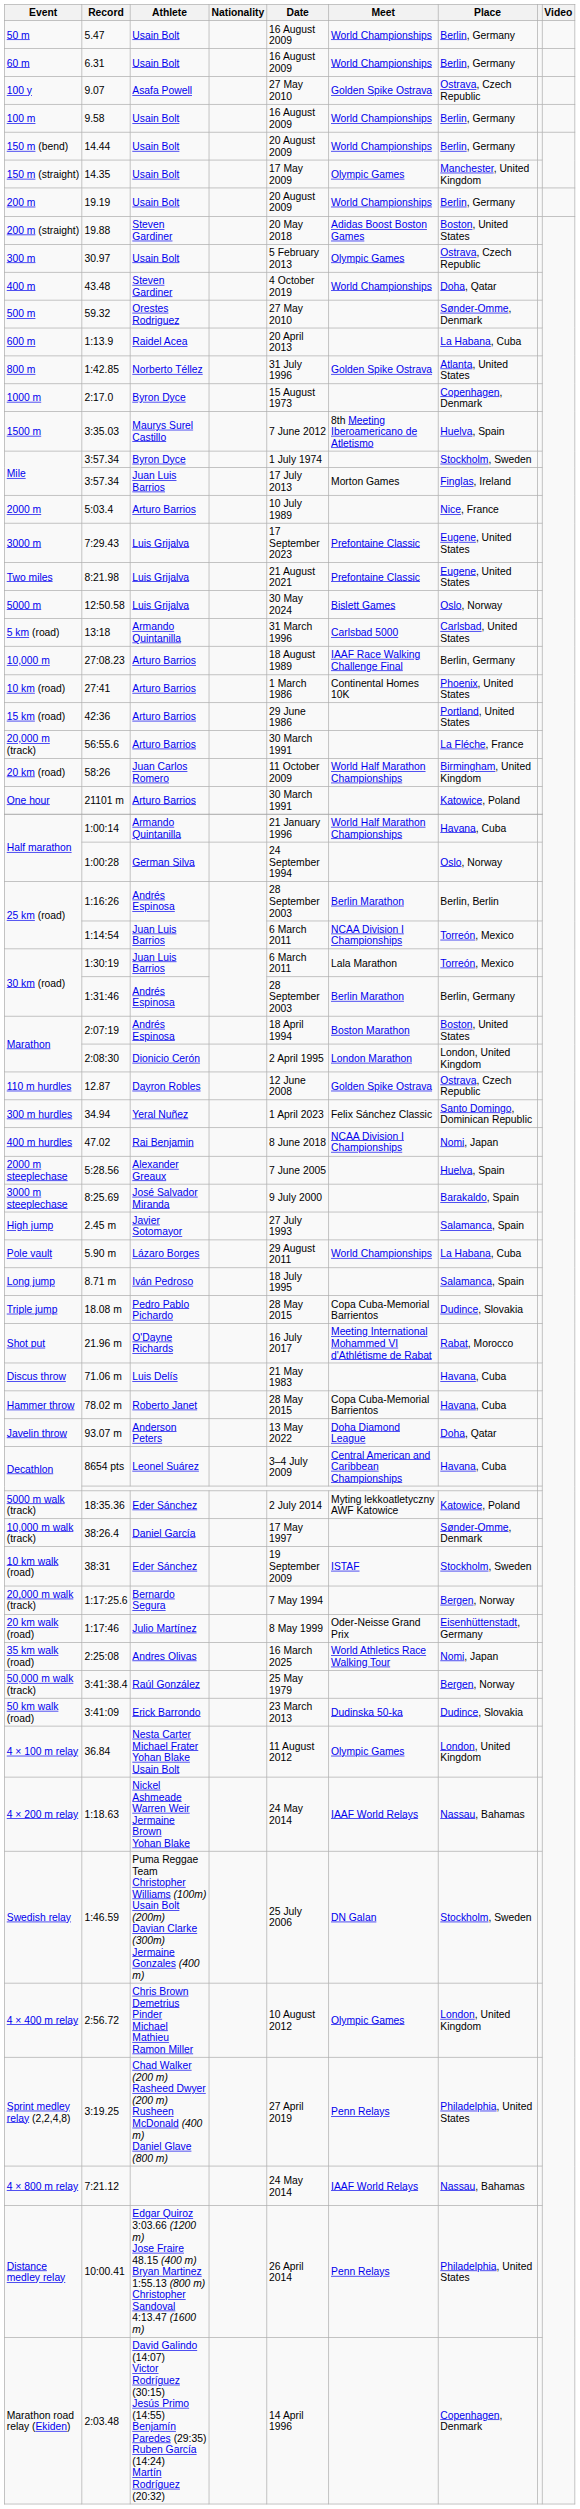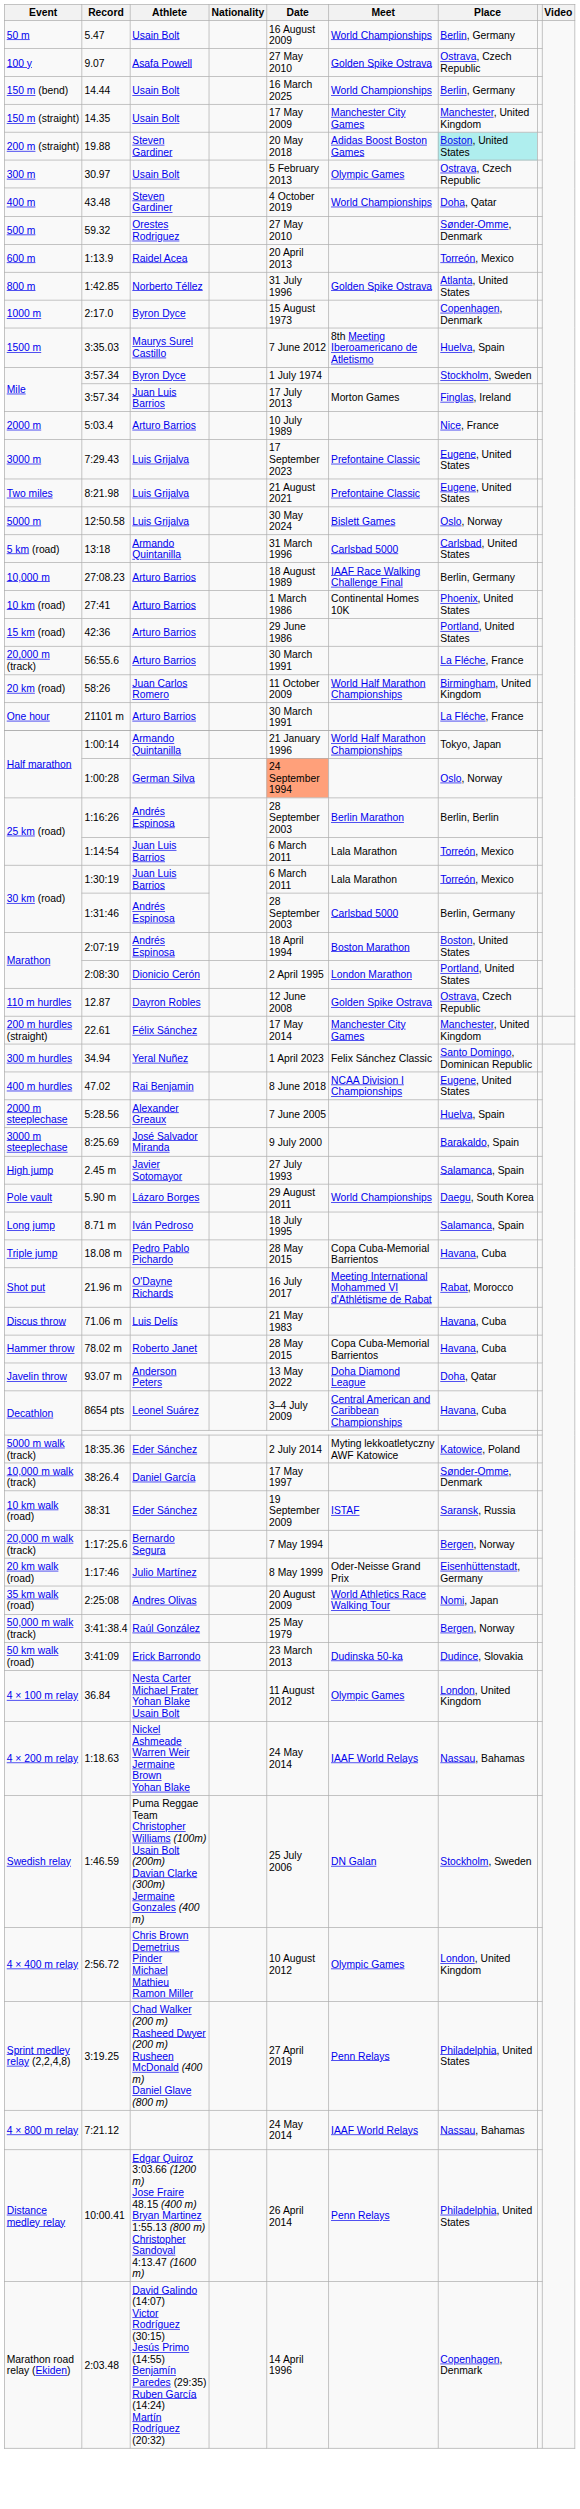- row: (18, 63)
- row: (21, 119)
(292, 147) 20 August 2009 -> (291, 91) 16 March 2025
(368, 174) Olympic Games -> (368, 119) Manchester City Games
- row: (21, 202)
(474, 230) no background -> (474, 147) paleturquoise background
(481, 342) La Habana, Cuba -> (477, 258) Torreón, Mexico
(480, 800) Katowice, Poland -> (482, 717) La Fléche, France
(473, 828) Havana, Cuba -> (471, 744) Tokyo, Japan
(294, 862) no background -> (294, 778) lightsalmon background
(367, 935) NCAA Division I Championships -> (364, 851) Lala Marathon
(367, 997) Berlin Marathon -> (365, 913) Carlsbad 5000
(475, 1058) London, United Kingdom -> (477, 975) Portland, United States
+ row: (39, 1030)
(469, 1142) Nomi, Japan -> (476, 1086) Eugene, United States
(481, 1254) La Habana, Cuba -> (487, 1198) Daegu, South Korea
(482, 1310) Dudince, Slovakia -> (473, 1254) Havana, Cuba
(486, 1567) Stockholm, Sweden -> (478, 1511) Saransk, Russia
(291, 1656) 16 March 2025 -> (292, 1600) 20 August 2009
